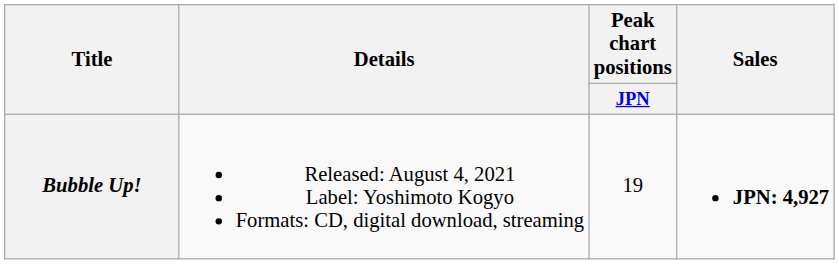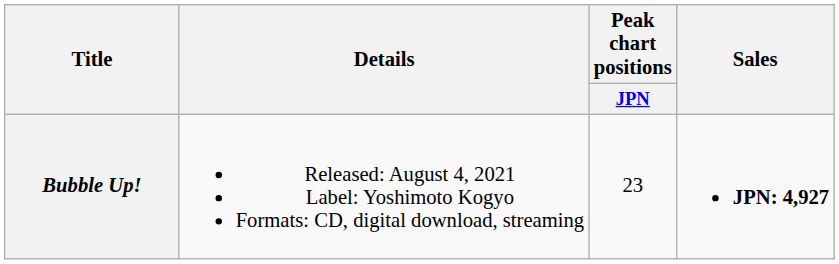(633, 186) 19 -> (633, 186) 23
